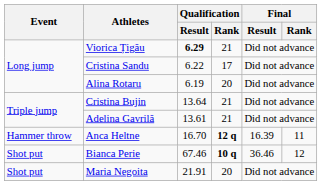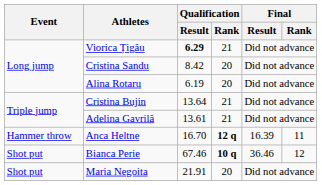(194, 66) 6.22 -> (194, 66) 8.42
(227, 66) 17 -> (227, 66) 20
